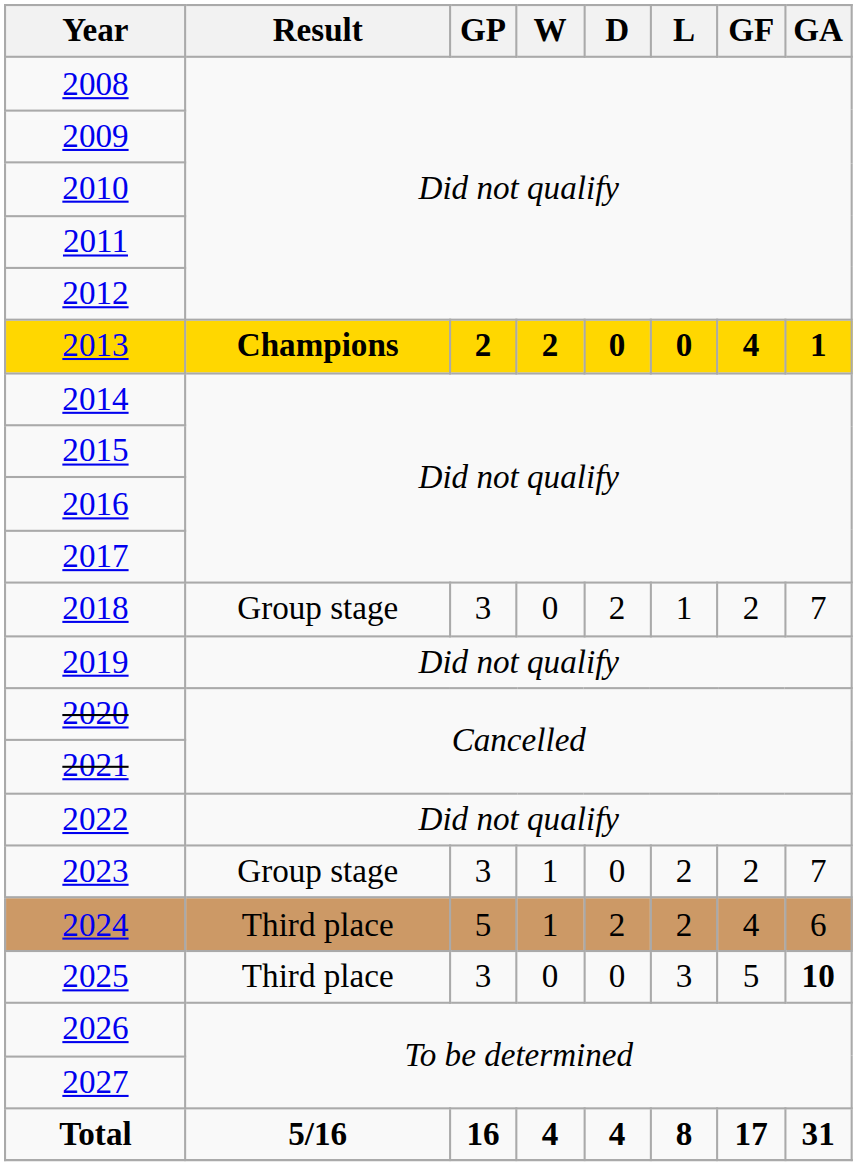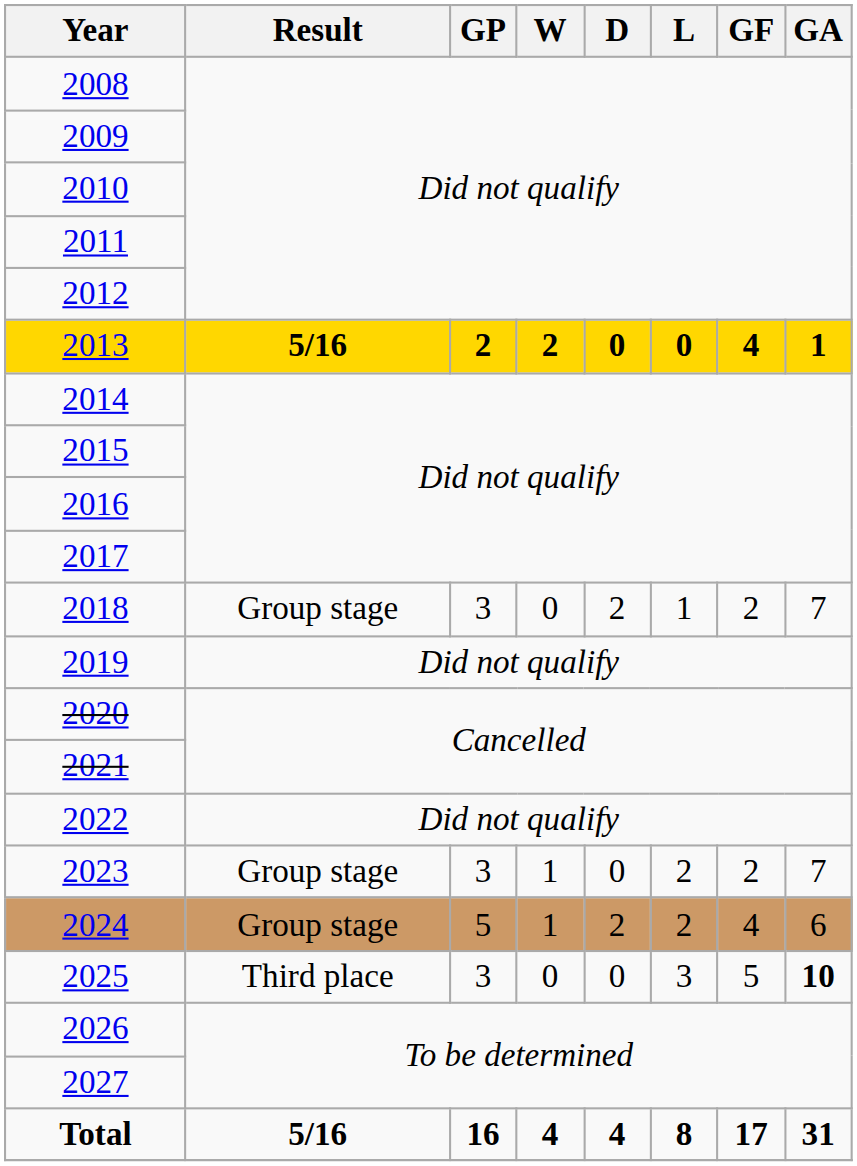(318, 345) Champions -> (318, 345) 5/16
(318, 923) Third place -> (318, 923) Group stage
